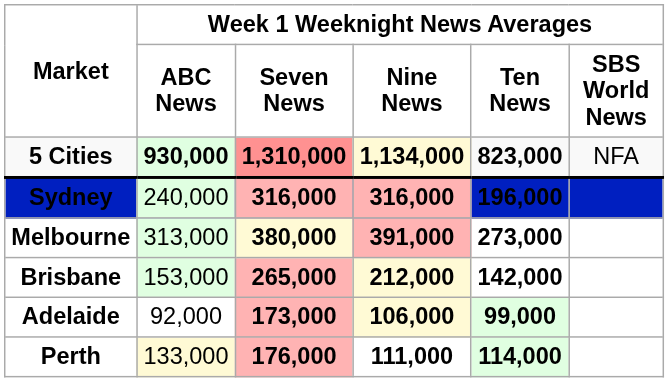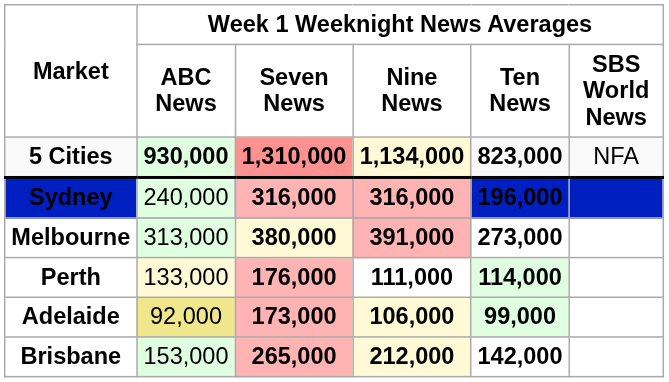rows swapped: (71, 277) <-> (71, 356)
(186, 316) no background -> (186, 316) khaki background
